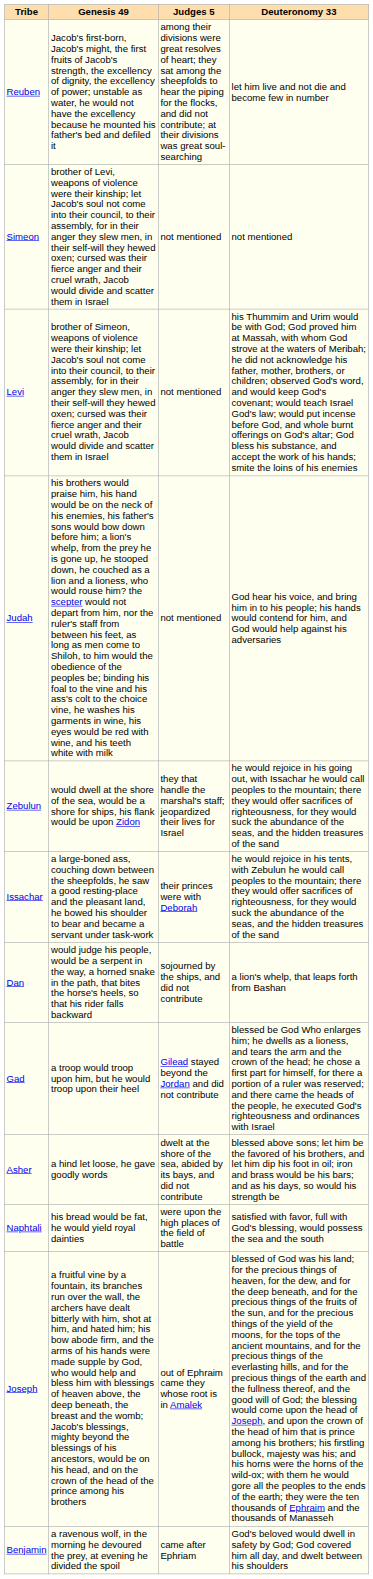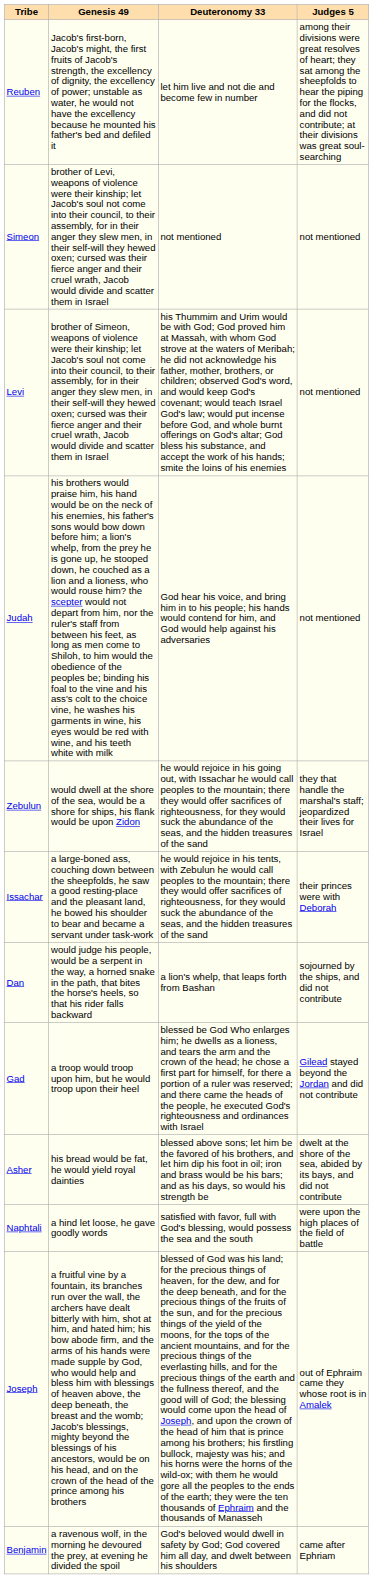columns swapped: (299, 12) <-> (194, 12)
(103, 1169) a hind let loose, he gave goodly words -> (99, 1169) his bread would be fat, he would yield royal dainties
(99, 1228) his bread would be fat, he would yield royal dainties -> (103, 1228) a hind let loose, he gave goodly words
